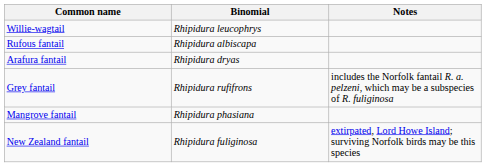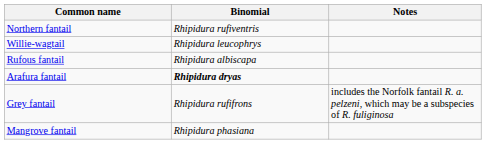+ row: (39, 28)
(207, 60) normal -> (207, 76) bold
- row: (48, 142)
